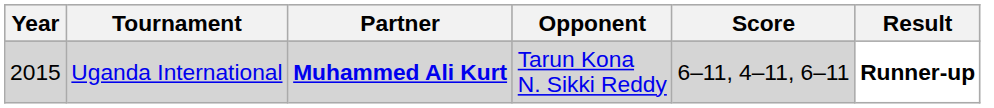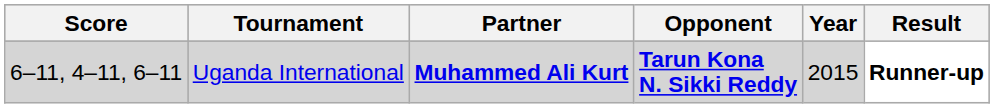columns swapped: (35, 23) <-> (763, 23)
(592, 72) normal -> (718, 72) bold
